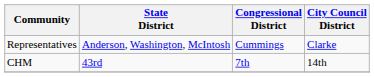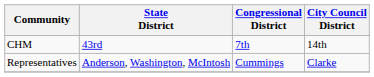rows swapped: (20, 62) <-> (42, 44)
